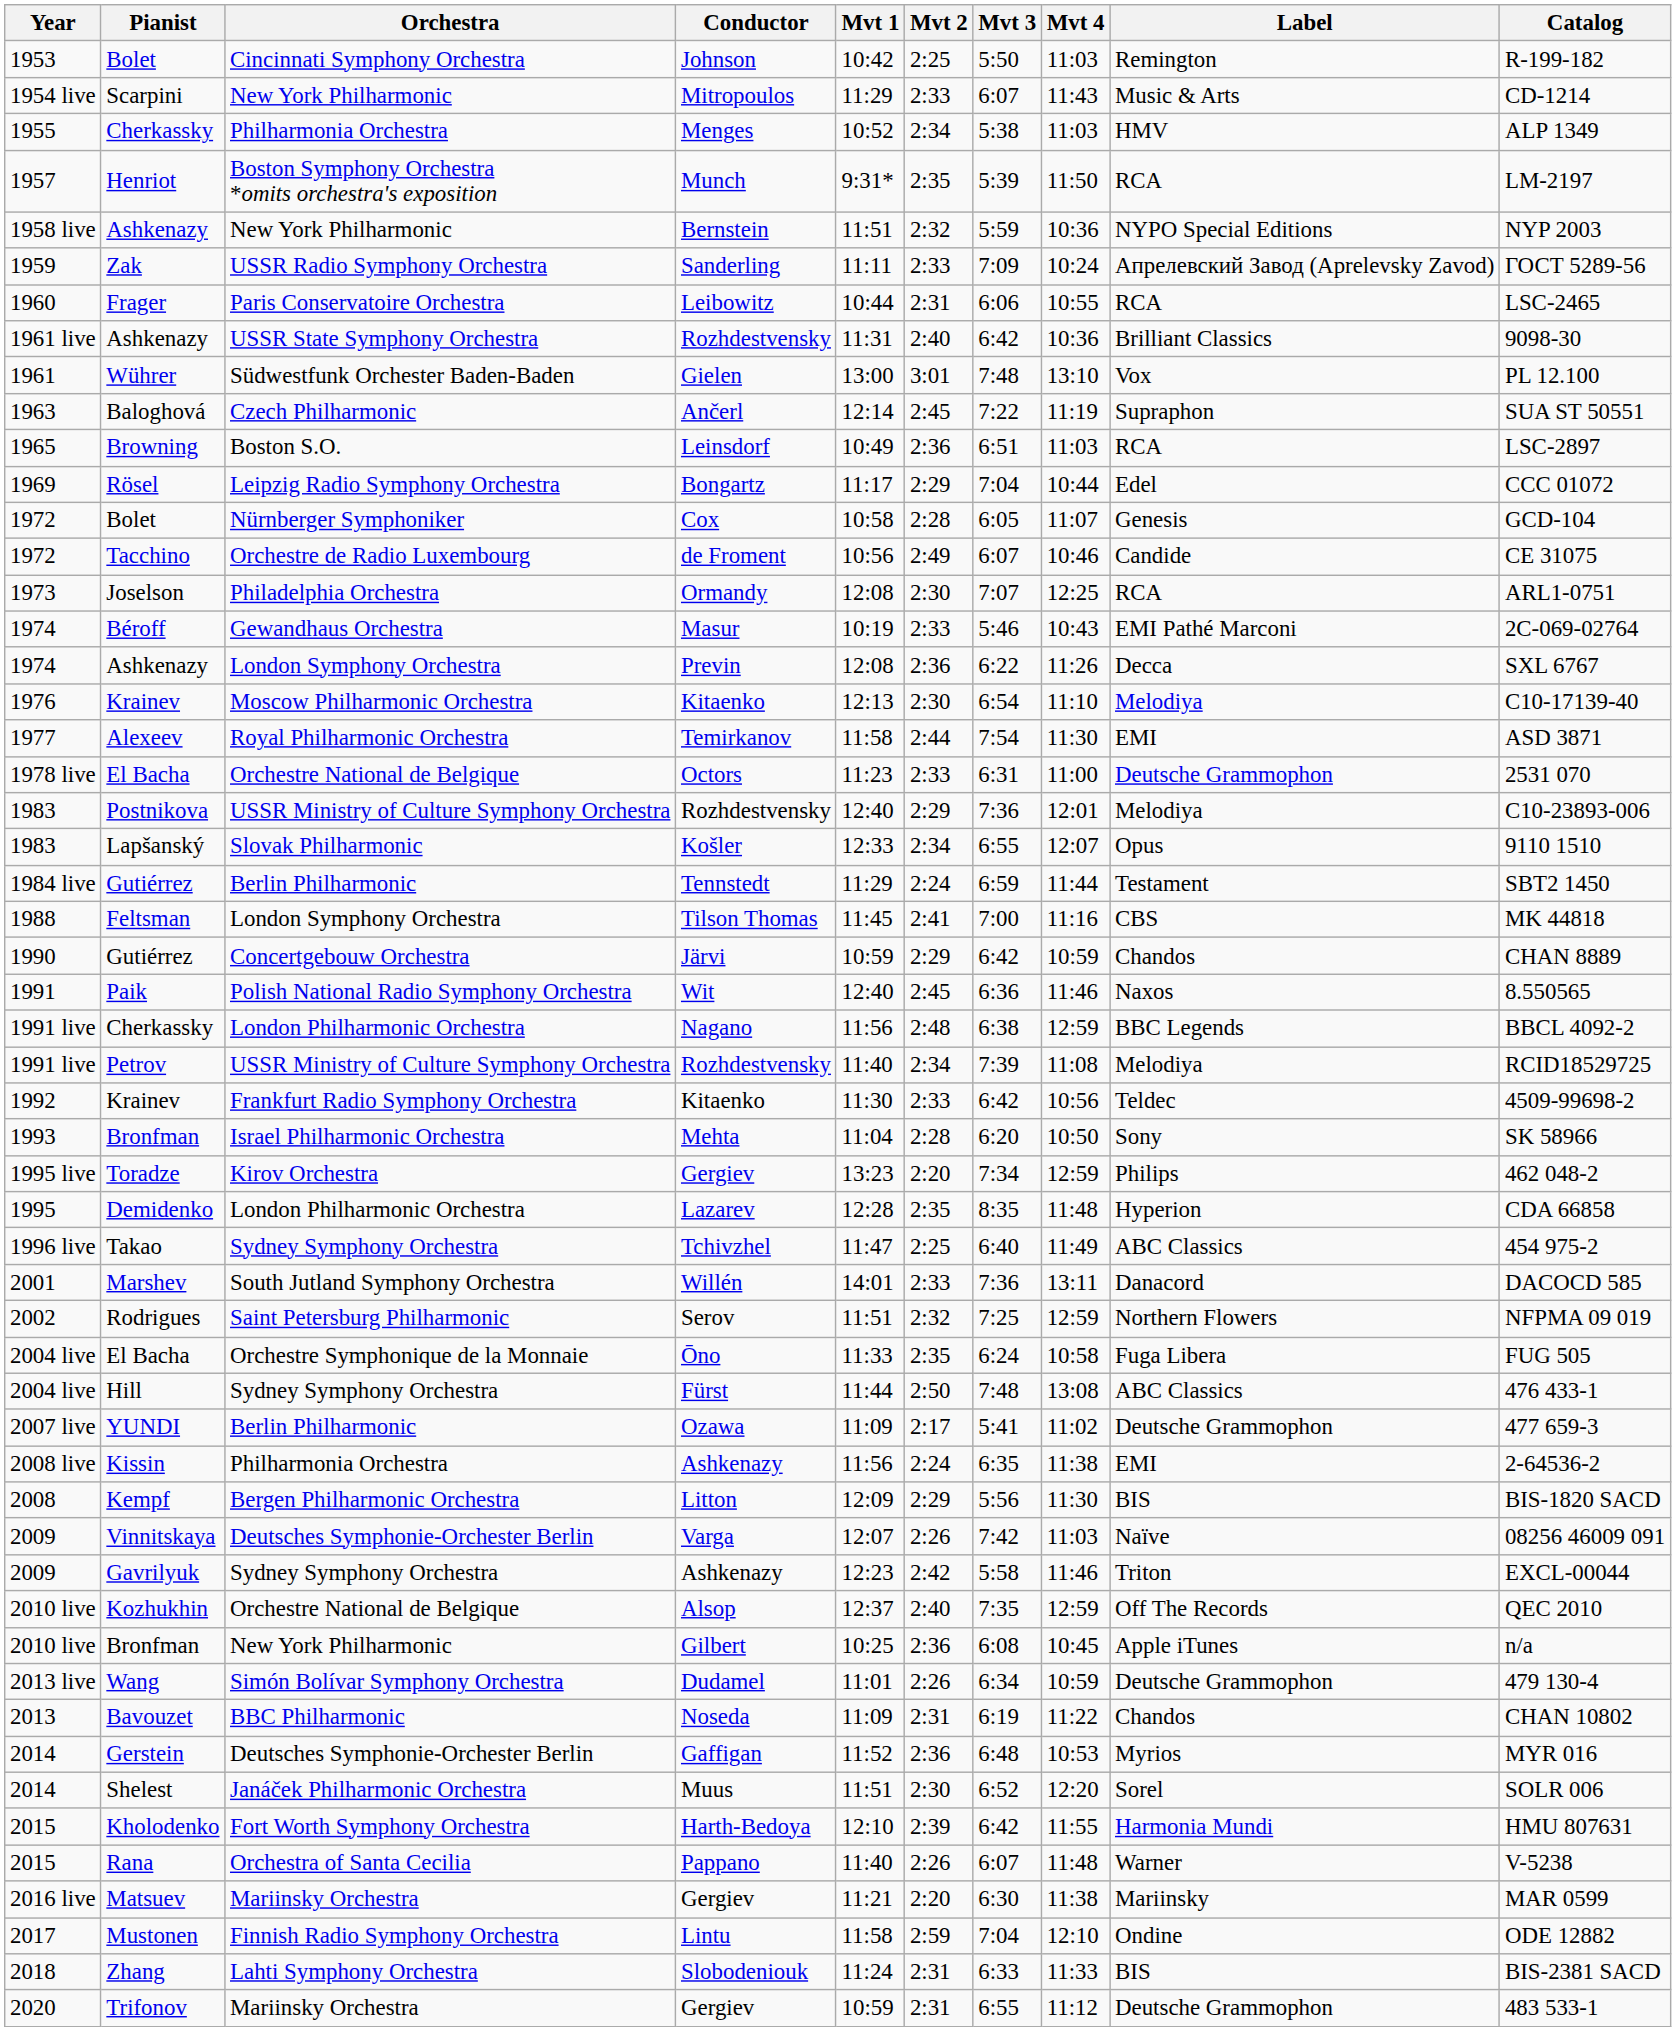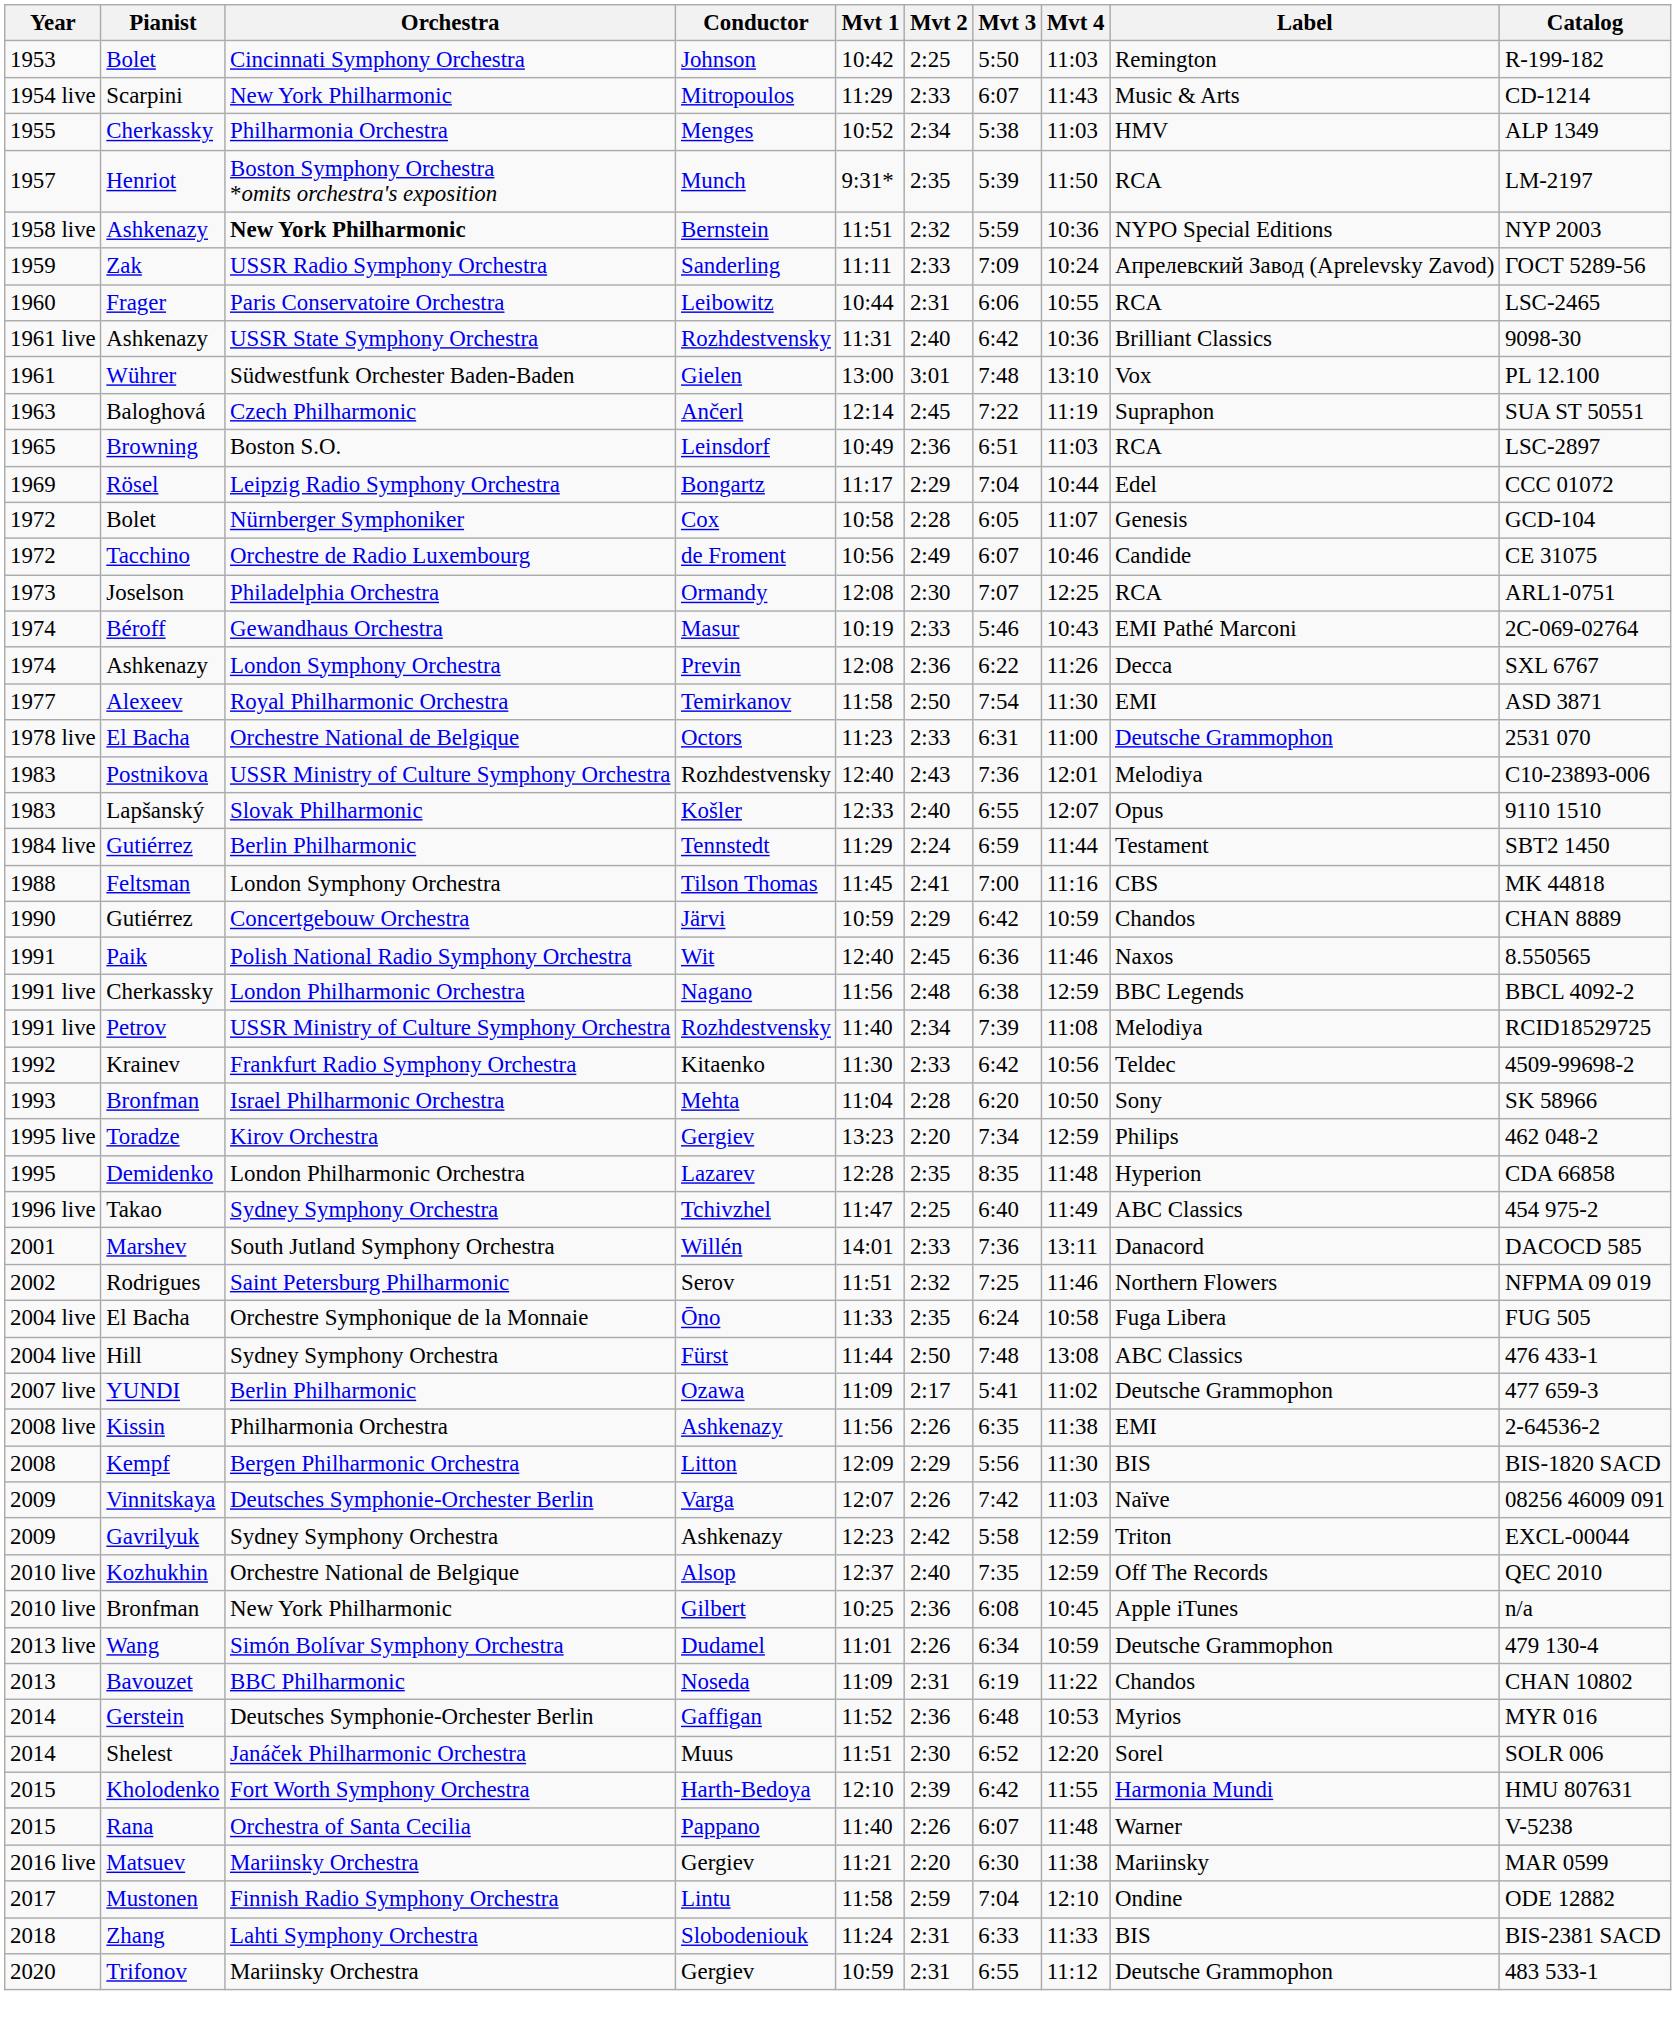(341, 229) normal -> (348, 229) bold
- row: (33, 701)
(930, 737) 2:44 -> (930, 701) 2:50
(930, 810) 2:29 -> (930, 774) 2:43
(930, 846) 2:34 -> (930, 810) 2:40
(1073, 1318) 12:59 -> (1072, 1282) 11:46
(930, 1463) 2:24 -> (930, 1427) 2:26
(1072, 1572) 11:46 -> (1073, 1536) 12:59
